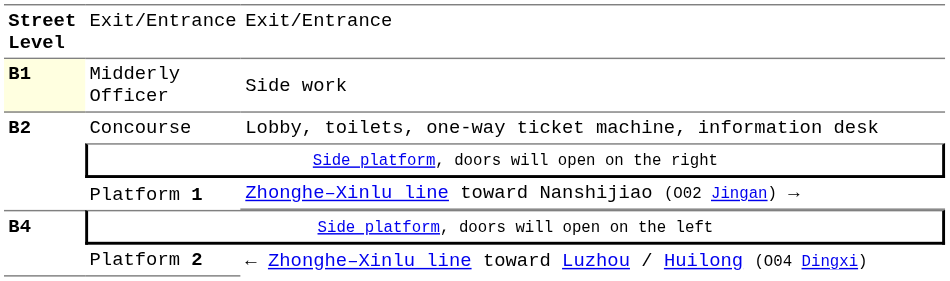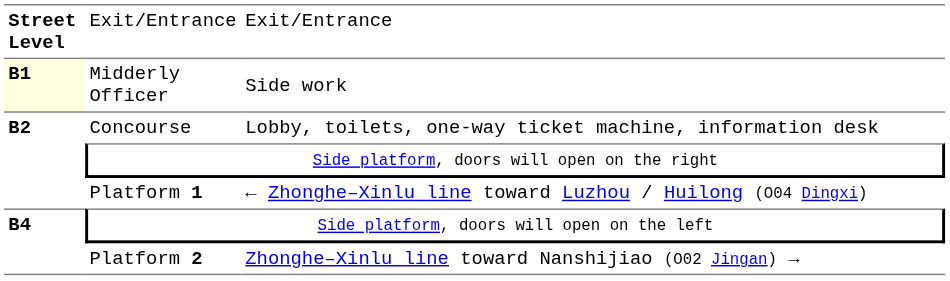(522, 193) Zhonghe–Xinlu line toward Nanshijiao (O02 Jingan) → -> (556, 193) ← Zhonghe–Xinlu line toward Luzhou / Huilong (O04 Dingxi)
(556, 261) ← Zhonghe–Xinlu line toward Luzhou / Huilong (O04 Dingxi) -> (522, 258) Zhonghe–Xinlu line toward Nanshijiao (O02 Jingan) →
